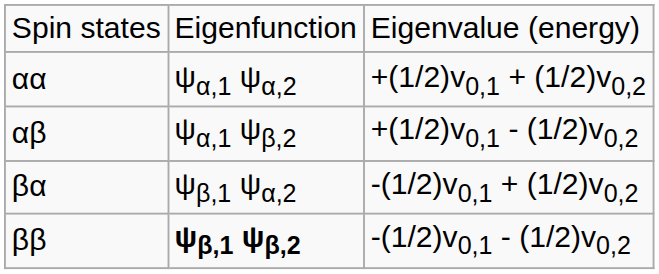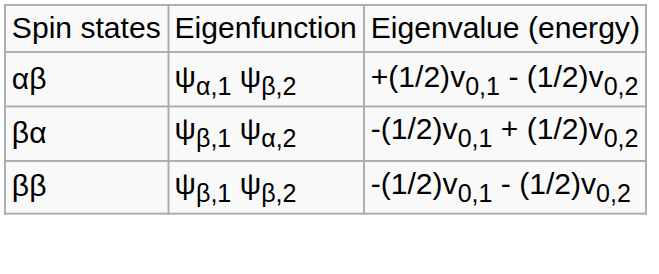- row: (29, 79)
(238, 241) bold -> (236, 187) normal
